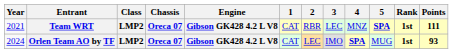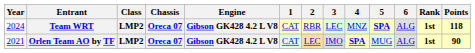+ column: (406, 11)
(15, 26) 2021 -> (15, 26) 2024
(434, 26) 111 -> (456, 26) 118
(15, 41) 2024 -> (15, 41) 2021
(434, 41) 93 -> (456, 41) 90
